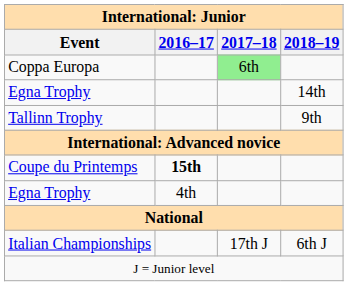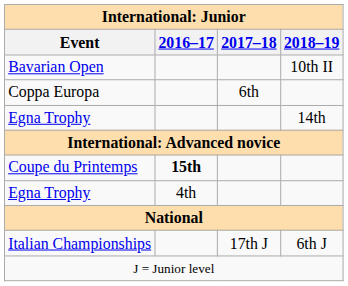+ row: (56, 67)
(249, 67) lightgreen background -> (249, 92) no background
- row: (55, 117)
